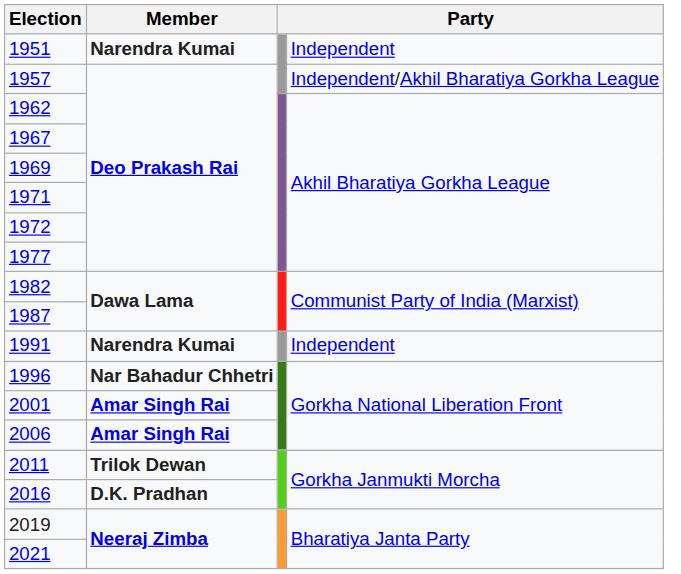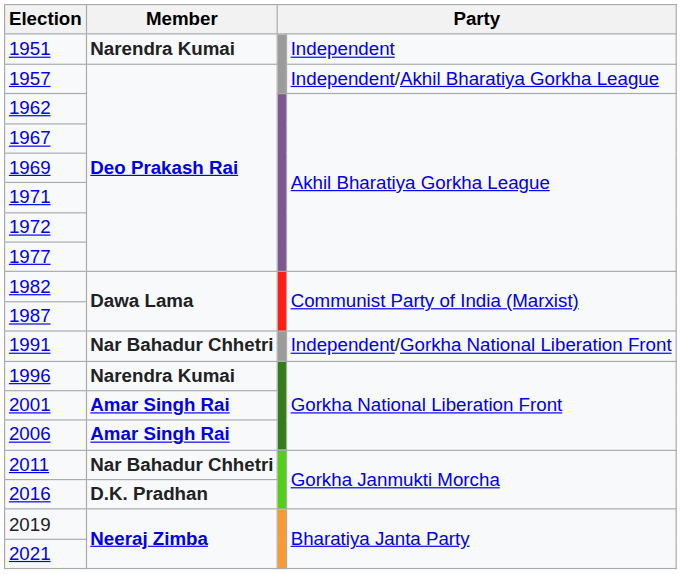(163, 345) Narendra Kumai -> (182, 345) Nar Bahadur Chhetri
(343, 345) Independent -> (481, 345) Independent/Gorkha National Liberation Front
(182, 375) Nar Bahadur Chhetri -> (163, 375) Narendra Kumai
(148, 464) Trilok Dewan -> (182, 464) Nar Bahadur Chhetri
